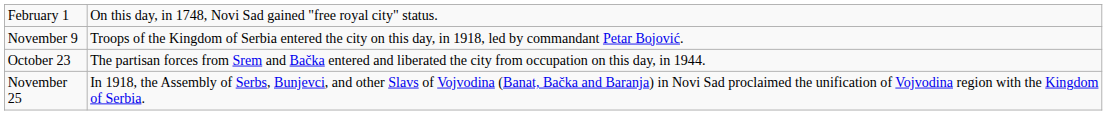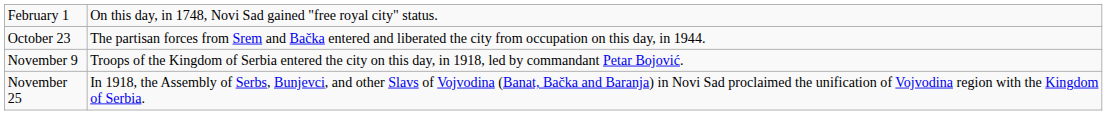rows swapped: (39, 60) <-> (43, 37)
